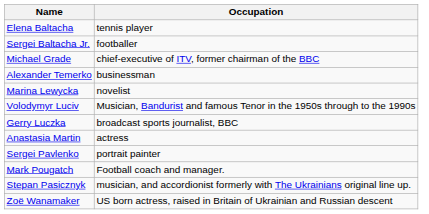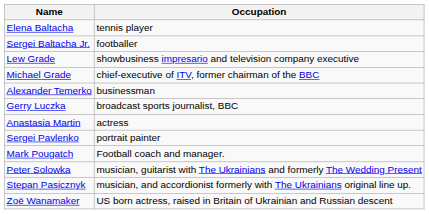+ row: (31, 59)
- row: (42, 91)
- row: (43, 106)
+ row: (39, 169)
